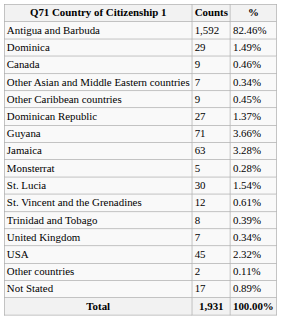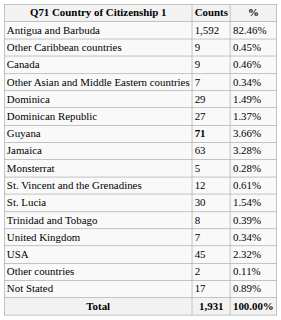rows swapped: (64, 99) <-> (28, 47)
(200, 133) normal -> (200, 133) bold
rows swapped: (26, 185) <-> (74, 202)
